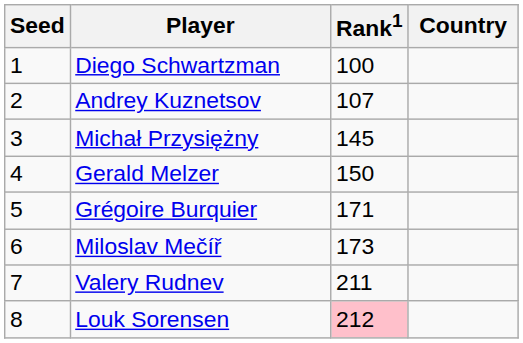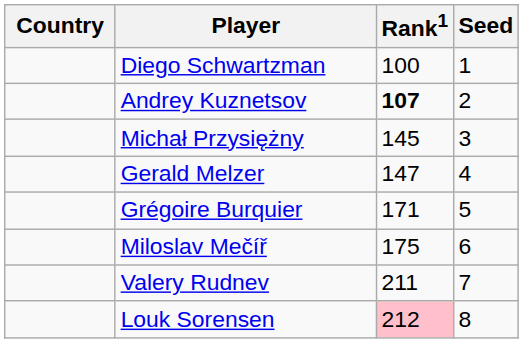columns swapped: (463, 25) <-> (37, 25)
(355, 101) normal -> (401, 101) bold
(355, 173) 150 -> (401, 173) 147
(355, 246) 173 -> (401, 246) 175
